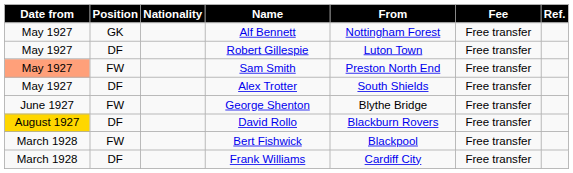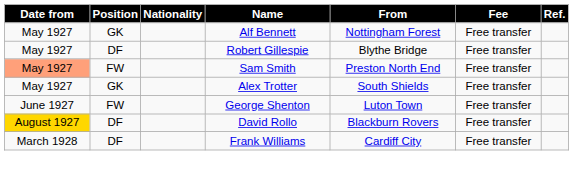(393, 50) Luton Town -> (393, 50) Blythe Bridge
(115, 87) DF -> (115, 87) GK
(393, 105) Blythe Bridge -> (393, 105) Luton Town
- row: (268, 141)
